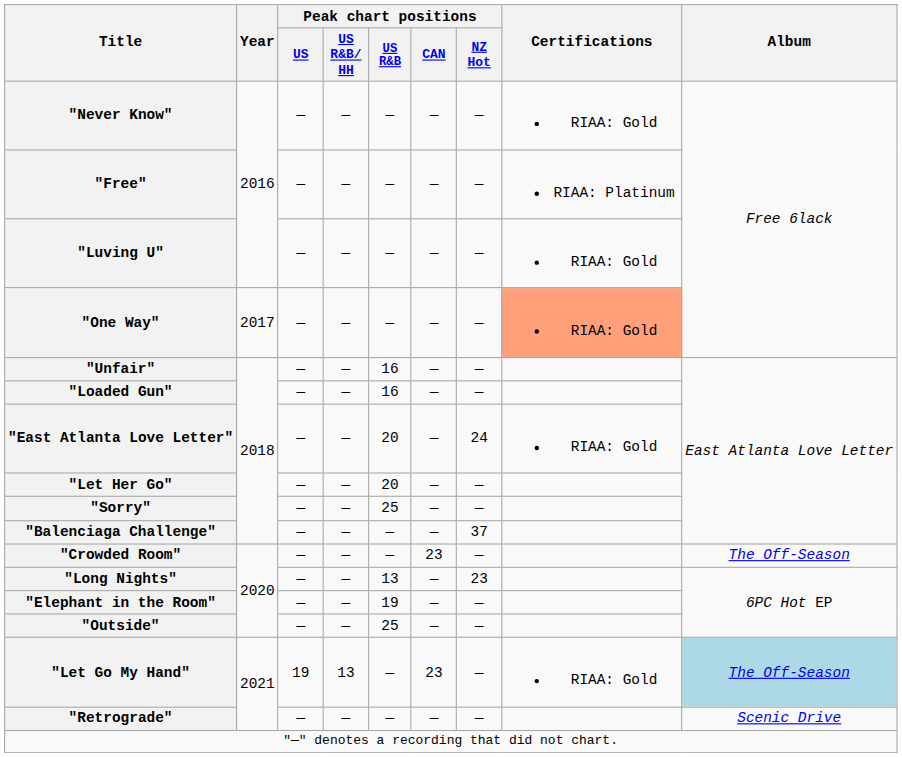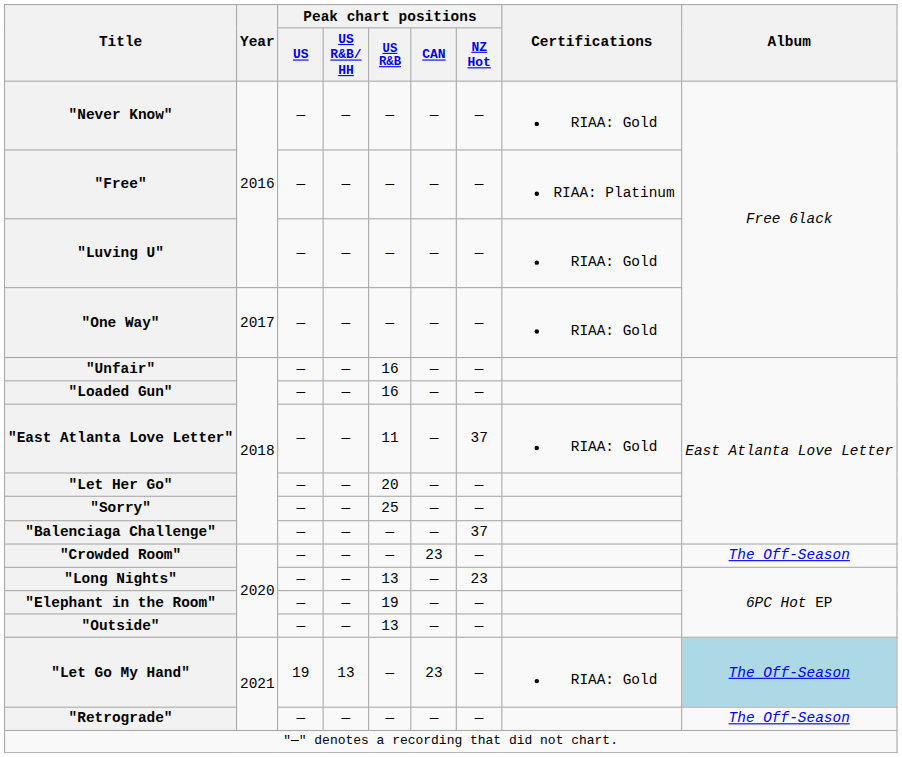(592, 331) lightsalmon background -> (592, 331) no background
(390, 439) 20 -> (390, 439) 11
(479, 439) 24 -> (479, 439) 37
(390, 626) 25 -> (390, 626) 13
(789, 719) Scenic Drive -> (789, 719) The Off-Season
